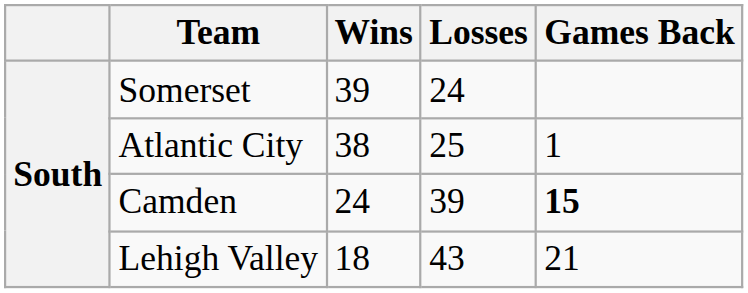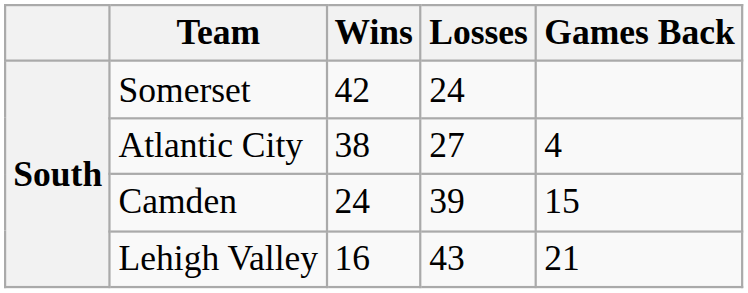(352, 88) 39 -> (352, 88) 42
(447, 145) 25 -> (447, 145) 27
(553, 145) 1 -> (553, 145) 4
(562, 201) bold -> (562, 201) normal
(352, 257) 18 -> (352, 257) 16
